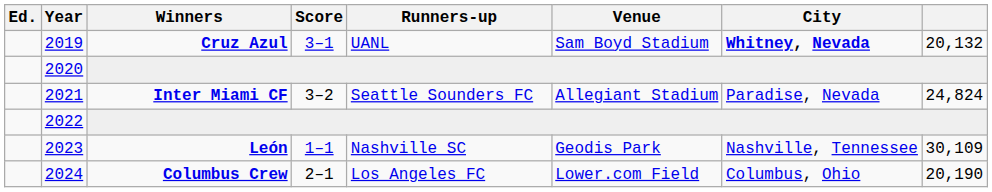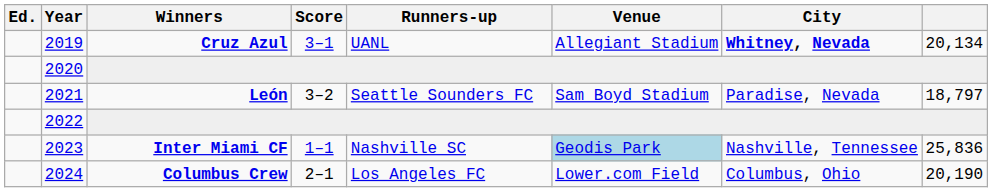(632, 44) Sam Boyd Stadium -> (637, 44) Allegiant Stadium
(954, 44) 20,132 -> (954, 44) 20,134
(220, 96) Inter Miami CF -> (268, 96) León
(637, 96) Allegiant Stadium -> (632, 96) Sam Boyd Stadium
(954, 96) 24,824 -> (954, 96) 18,797
(268, 148) León -> (220, 148) Inter Miami CF
(608, 148) no background -> (608, 148) lightblue background
(954, 148) 30,109 -> (954, 148) 25,836
